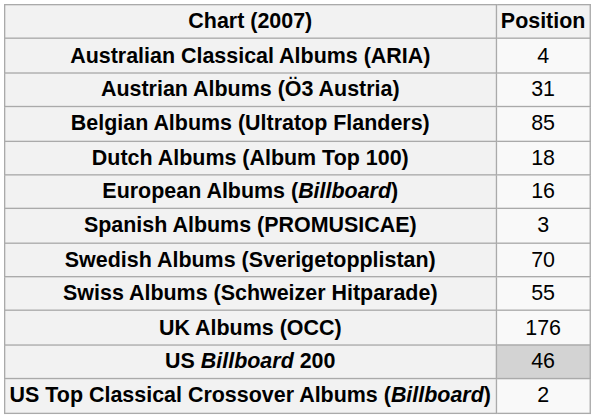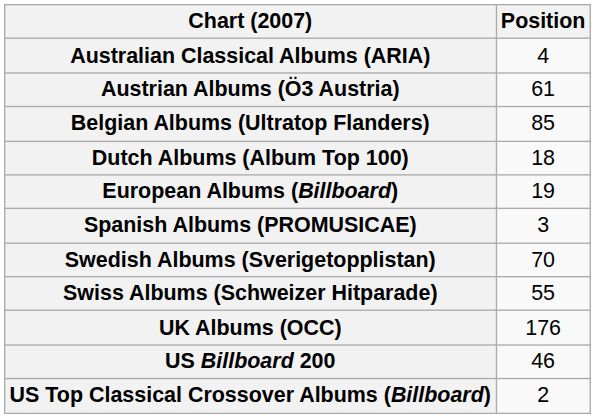(543, 89) 31 -> (543, 89) 61
(543, 191) 16 -> (543, 191) 19
(543, 361) lightgrey background -> (543, 361) no background
